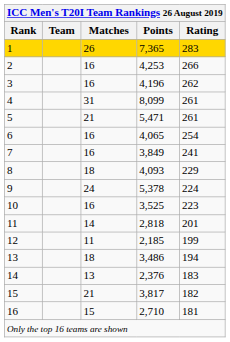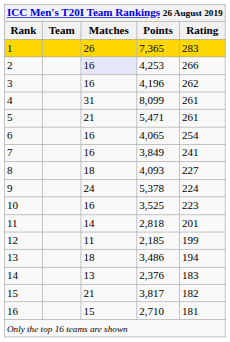(89, 65) no background -> (89, 65) lavender background
(190, 170) 229 -> (190, 170) 227
